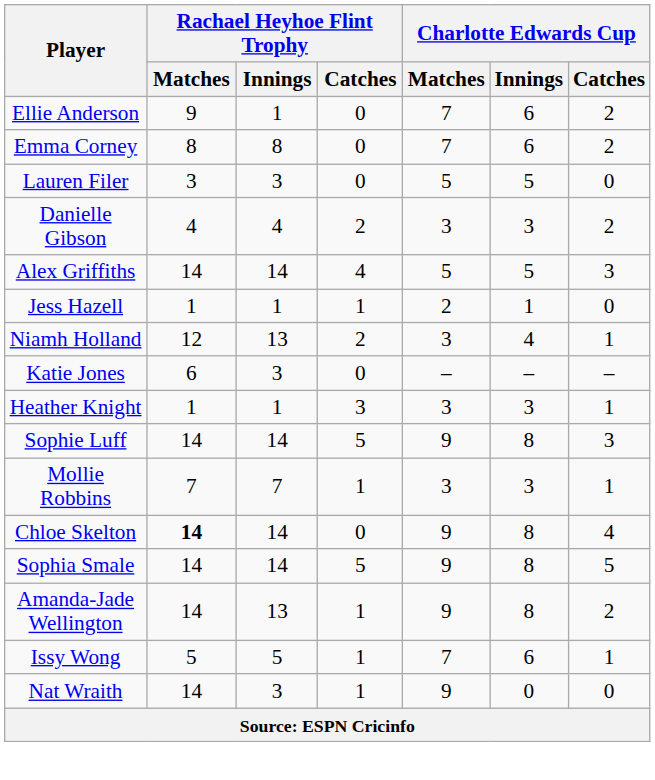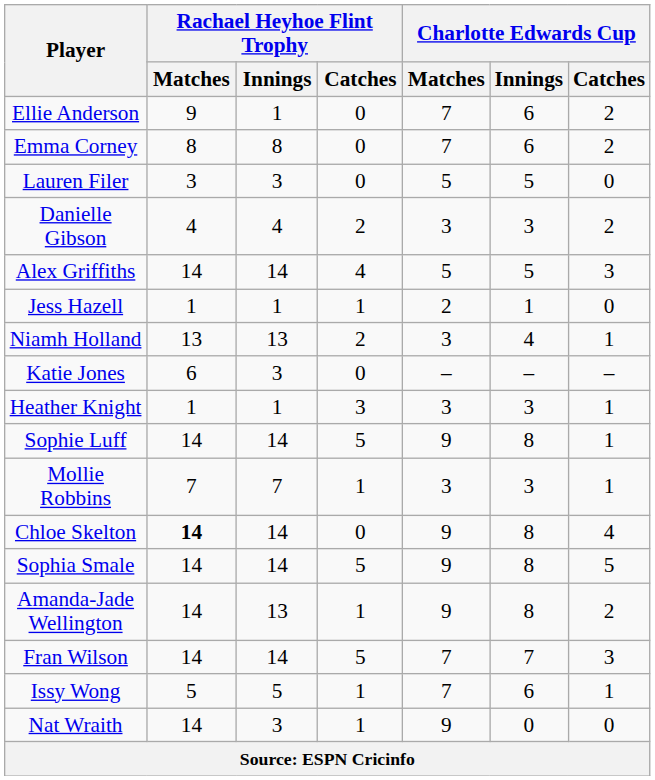(191, 339) 12 -> (191, 339) 13
(609, 440) 3 -> (609, 440) 1
+ row: (76, 657)
